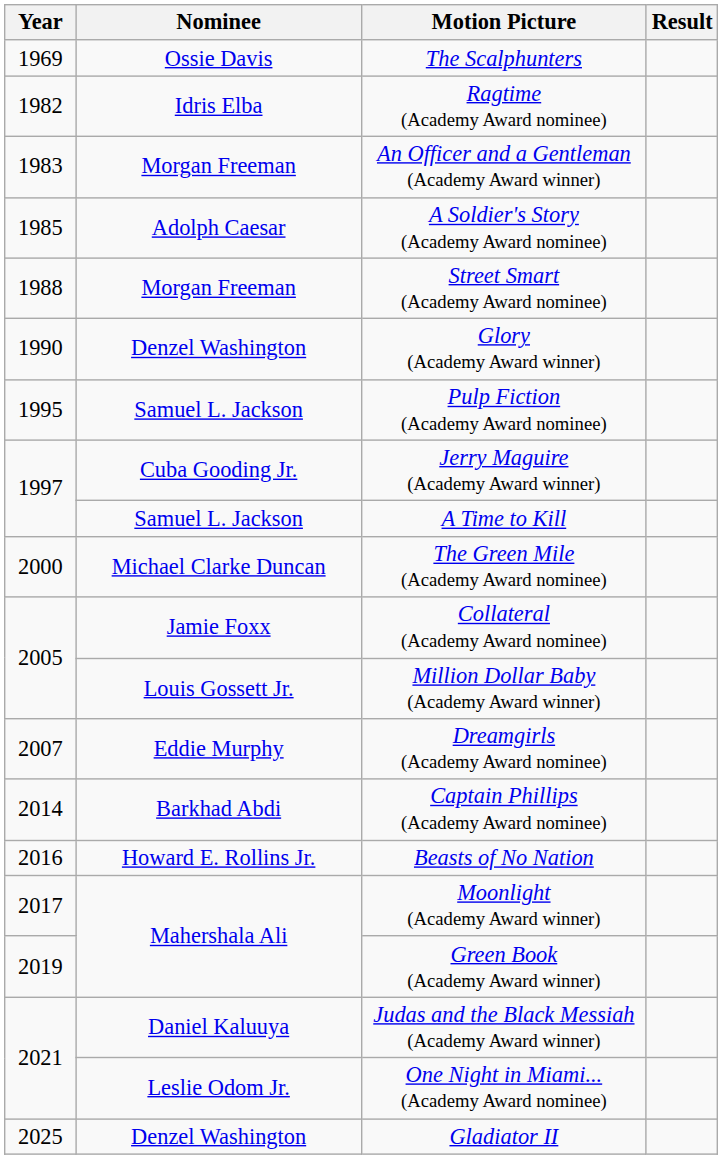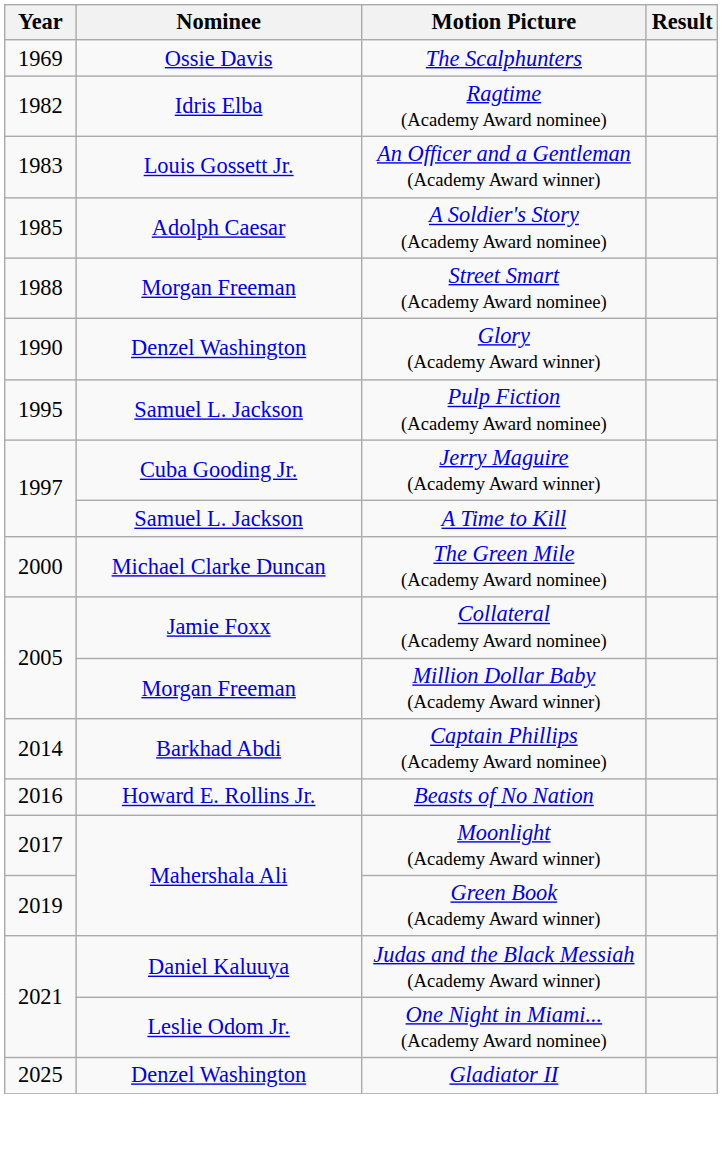(219, 166) Morgan Freeman -> (219, 166) Louis Gossett Jr.
(219, 687) Louis Gossett Jr. -> (219, 687) Morgan Freeman
- row: (504, 748)
